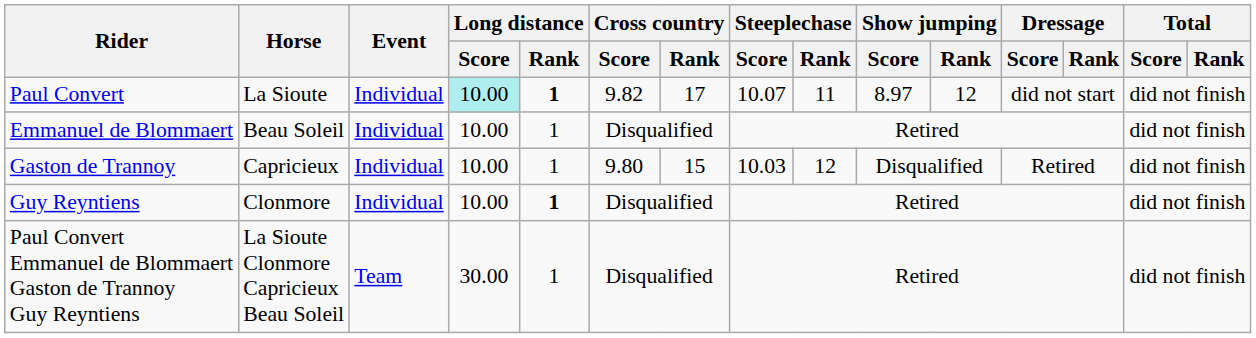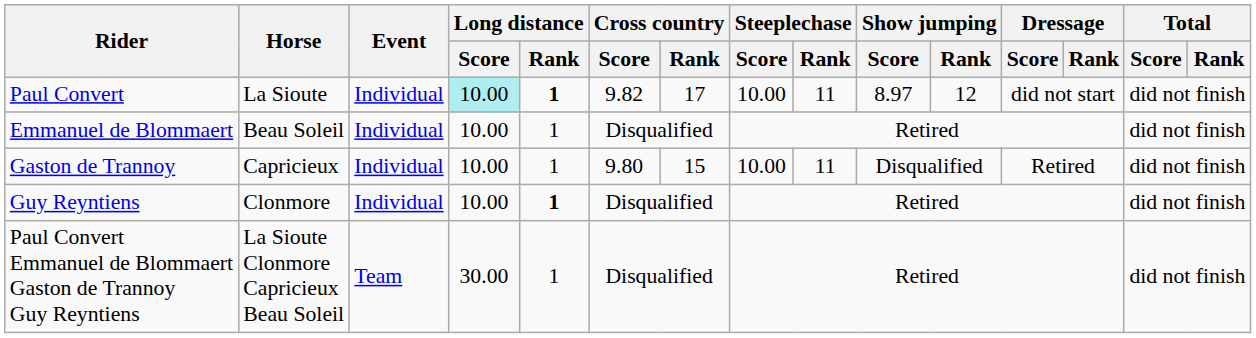(762, 94) 10.07 -> (762, 94) 10.00
(762, 166) 10.03 -> (762, 166) 10.00
(825, 166) 12 -> (825, 166) 11
